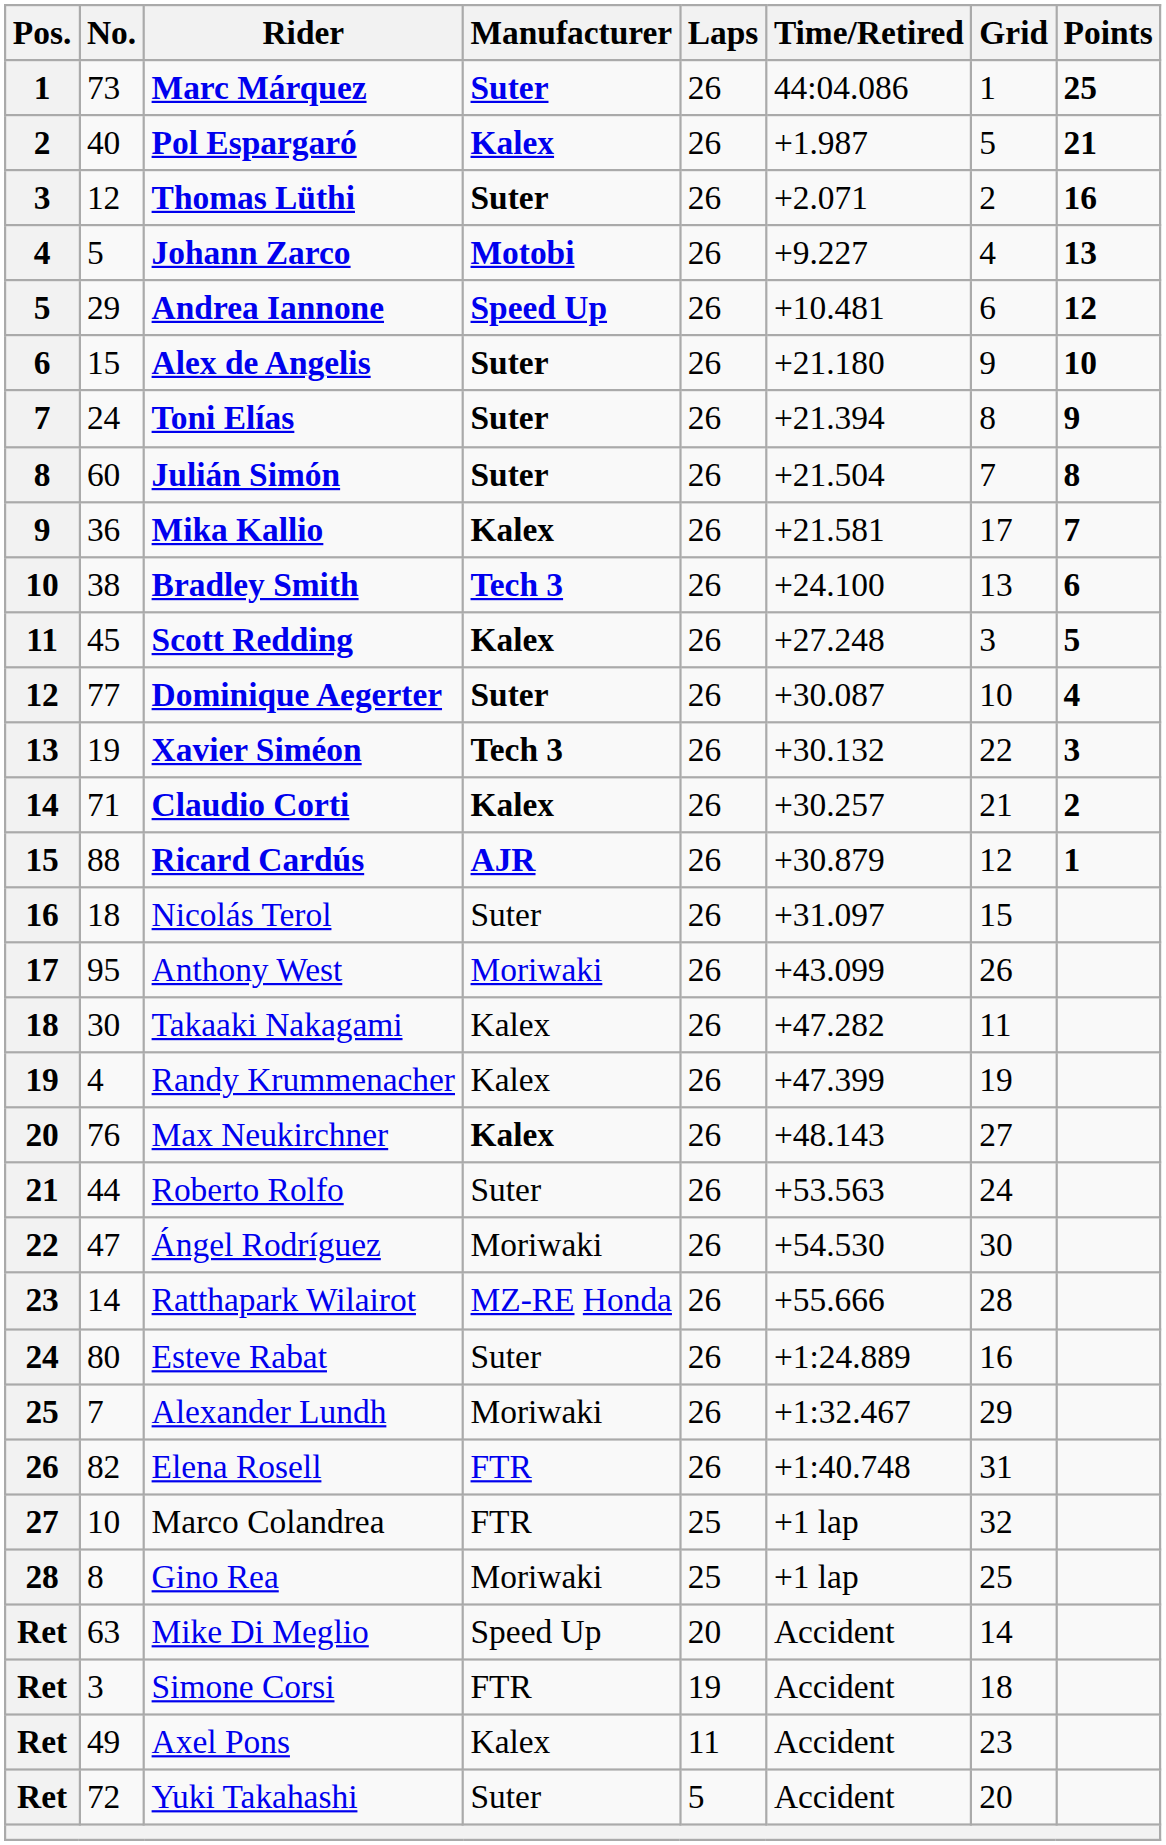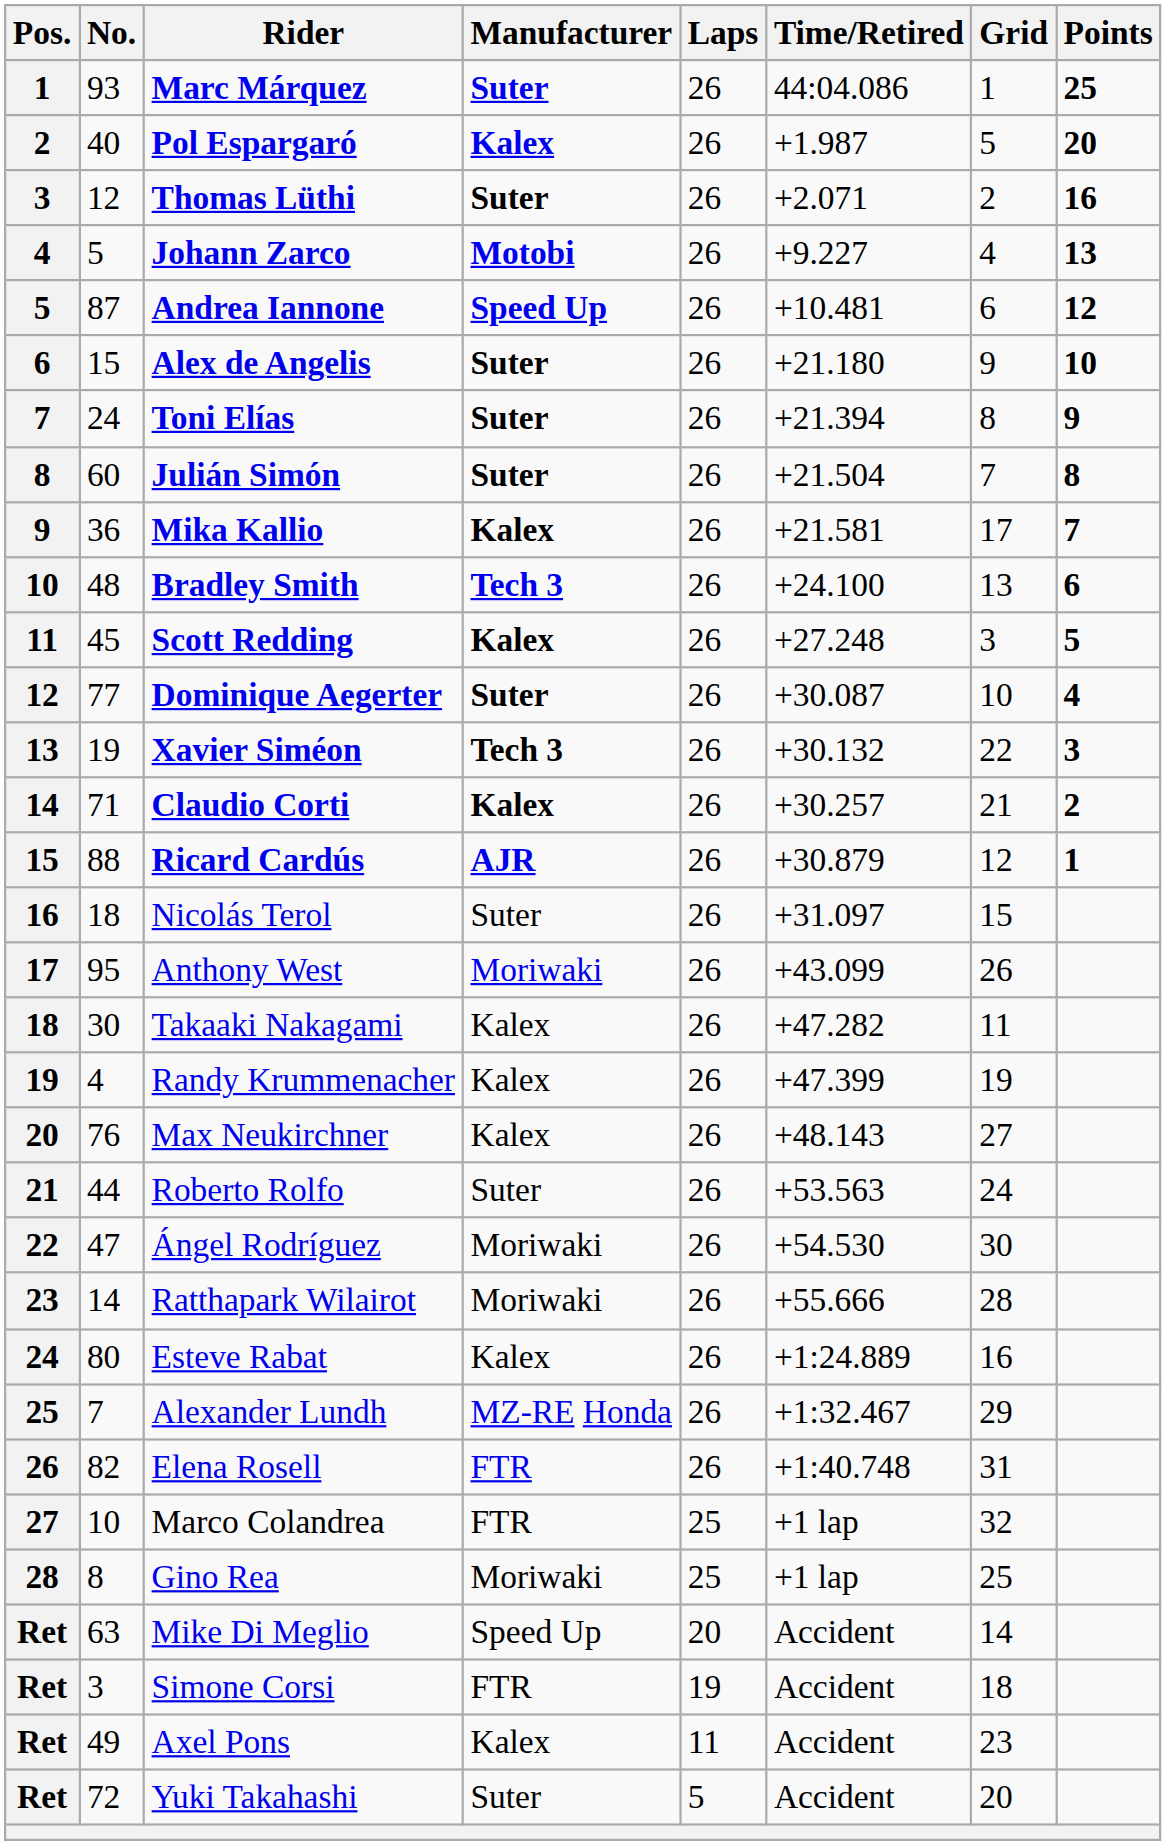(104, 87) 73 -> (104, 87) 93
(1080, 142) 21 -> (1080, 142) 20
(104, 307) 29 -> (104, 307) 87
(104, 583) 38 -> (104, 583) 48
(512, 1135) bold -> (510, 1135) normal
(571, 1300) MZ-RE Honda -> (536, 1300) Moriwaki
(506, 1355) Suter -> (510, 1355) Kalex
(536, 1410) Moriwaki -> (571, 1410) MZ-RE Honda
